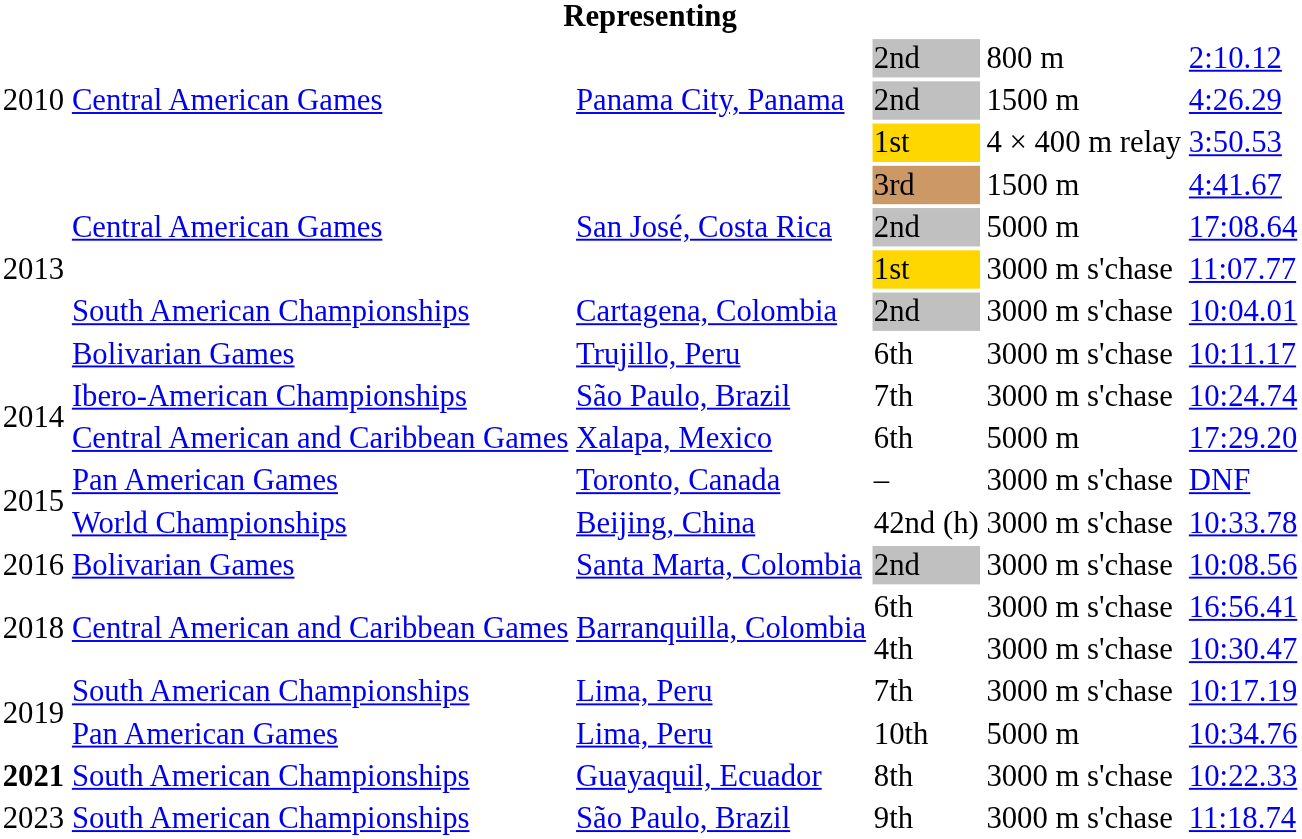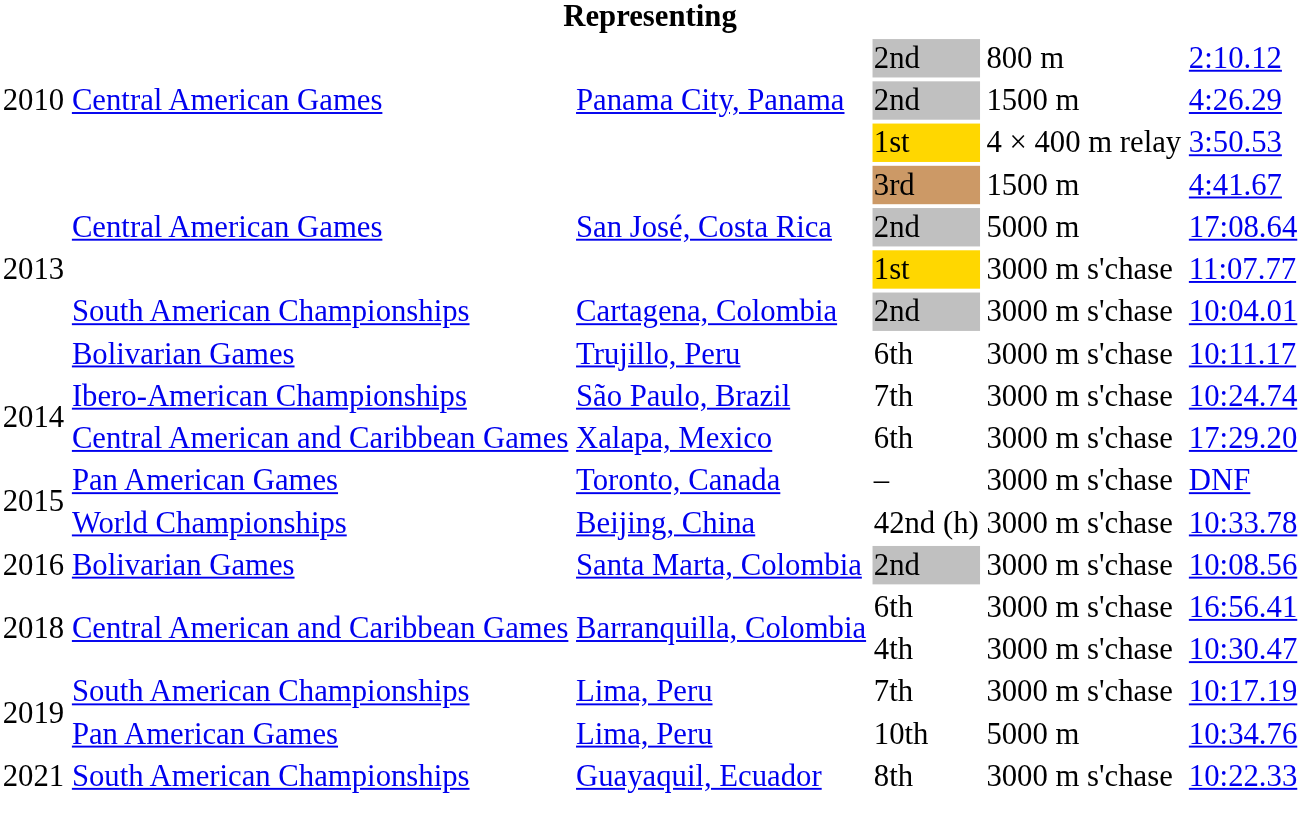(1033, 437) 5000 m -> (1080, 437) 3000 m s'chase
(33, 775) bold -> (33, 775) normal
- row: (683, 818)
